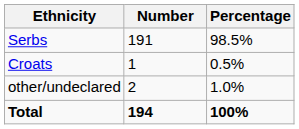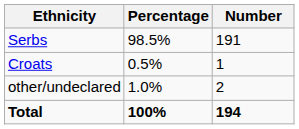columns swapped: (165, 16) <-> (250, 16)
